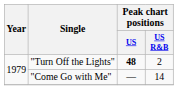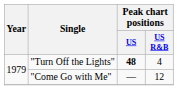(159, 62) 2 -> (159, 62) 4
(159, 77) 14 -> (159, 77) 12
